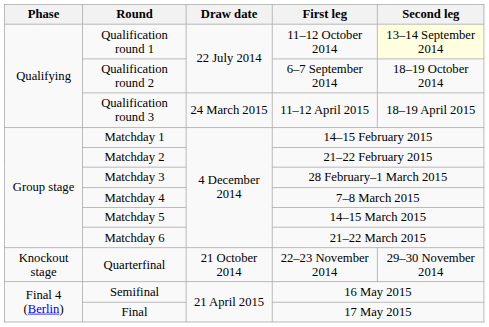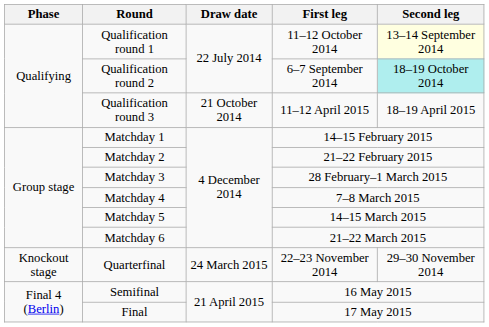(431, 75) no background -> (431, 75) paleturquoise background
(229, 110) 24 March 2015 -> (229, 110) 21 October 2014
(229, 264) 21 October 2014 -> (229, 264) 24 March 2015
